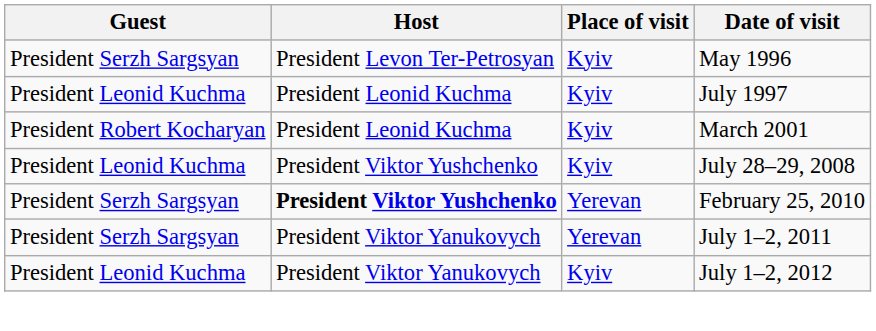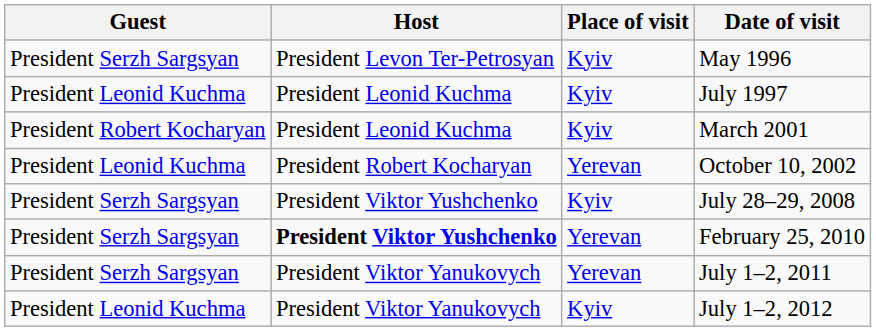+ row: (778, 165)
(128, 165) President Leonid Kuchma -> (124, 201) President Serzh Sargsyan
